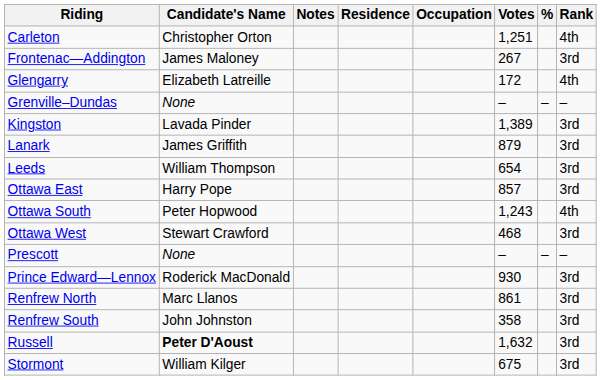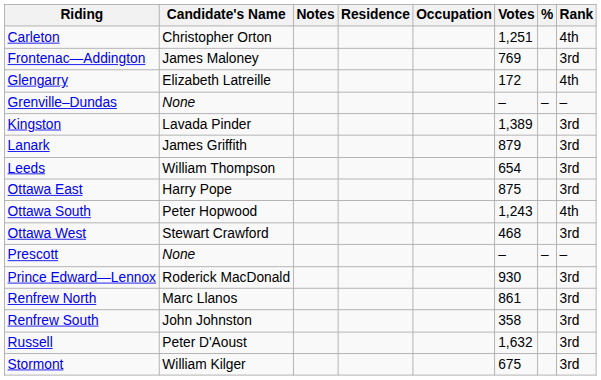(510, 59) 267 -> (510, 59) 769
(510, 189) 857 -> (510, 189) 875
(208, 342) bold -> (205, 342) normal
